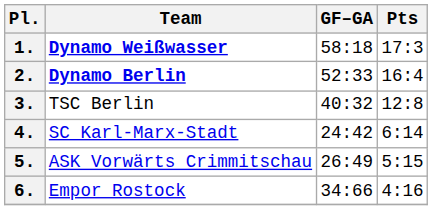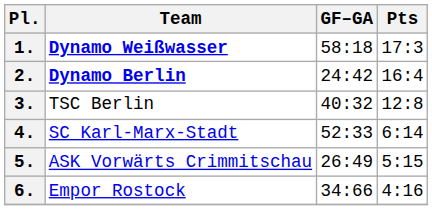(347, 76) 52:33 -> (347, 76) 24:42
(347, 133) 24:42 -> (347, 133) 52:33
